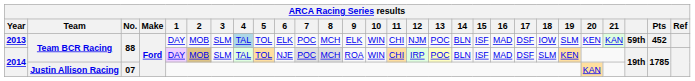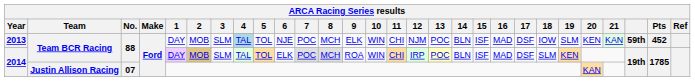(285, 40) ELK -> (285, 40) NJE
(285, 55) NJE -> (285, 55) ELK
